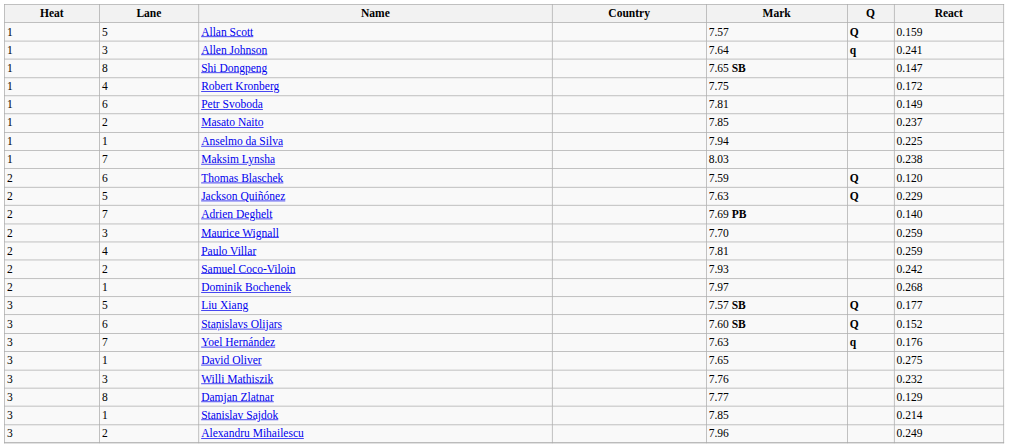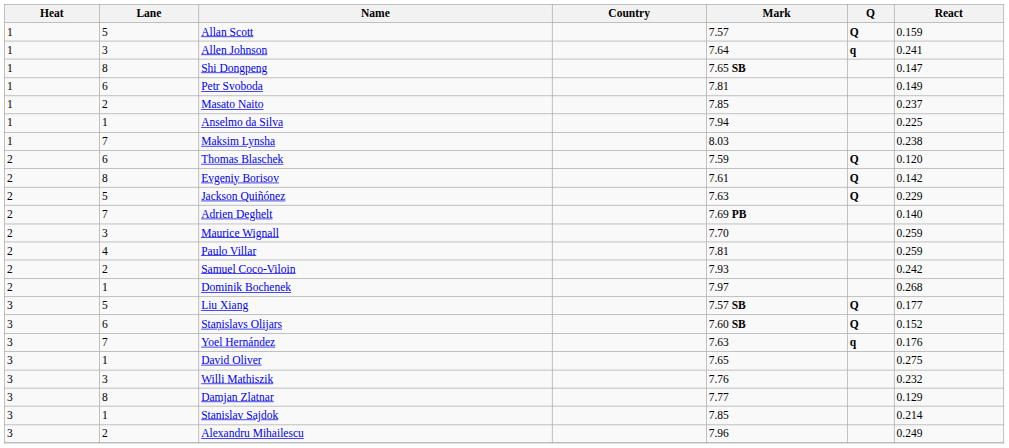- row: (240, 86)
+ row: (240, 178)
